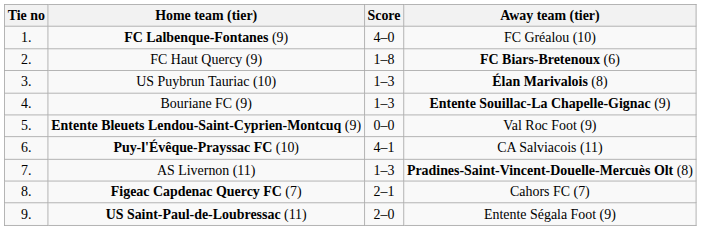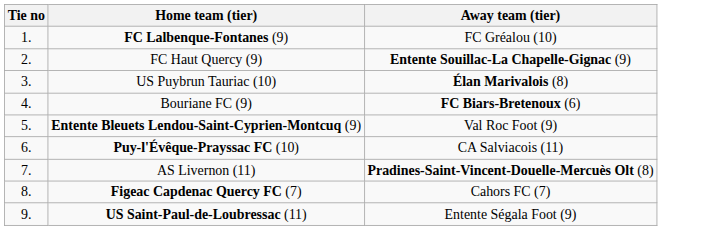- column: (384, 15)
(550, 59) FC Biars-Bretenoux (6) -> (511, 59) Entente Souillac-La Chapelle-Gignac (9)
(550, 103) Entente Souillac-La Chapelle-Gignac (9) -> (511, 103) FC Biars-Bretenoux (6)
